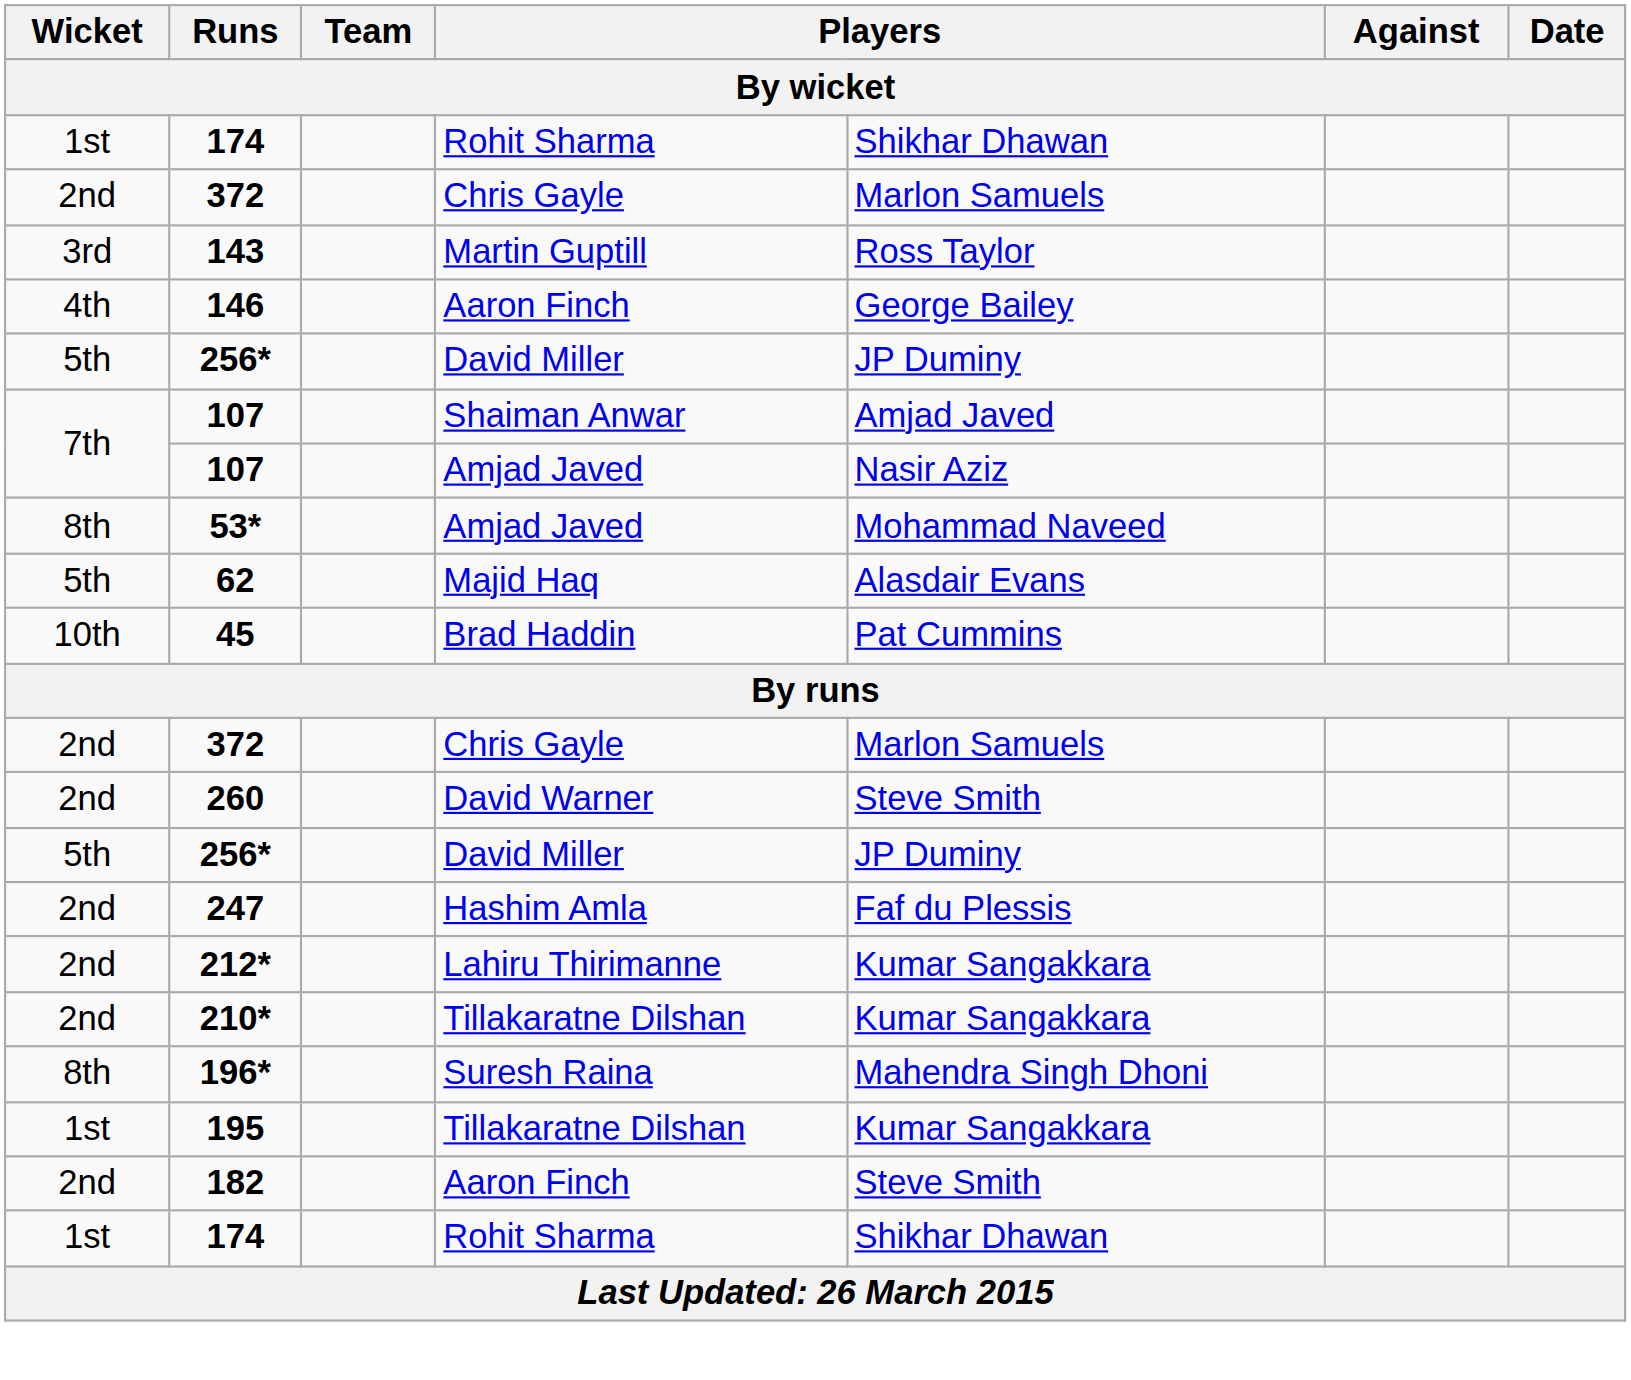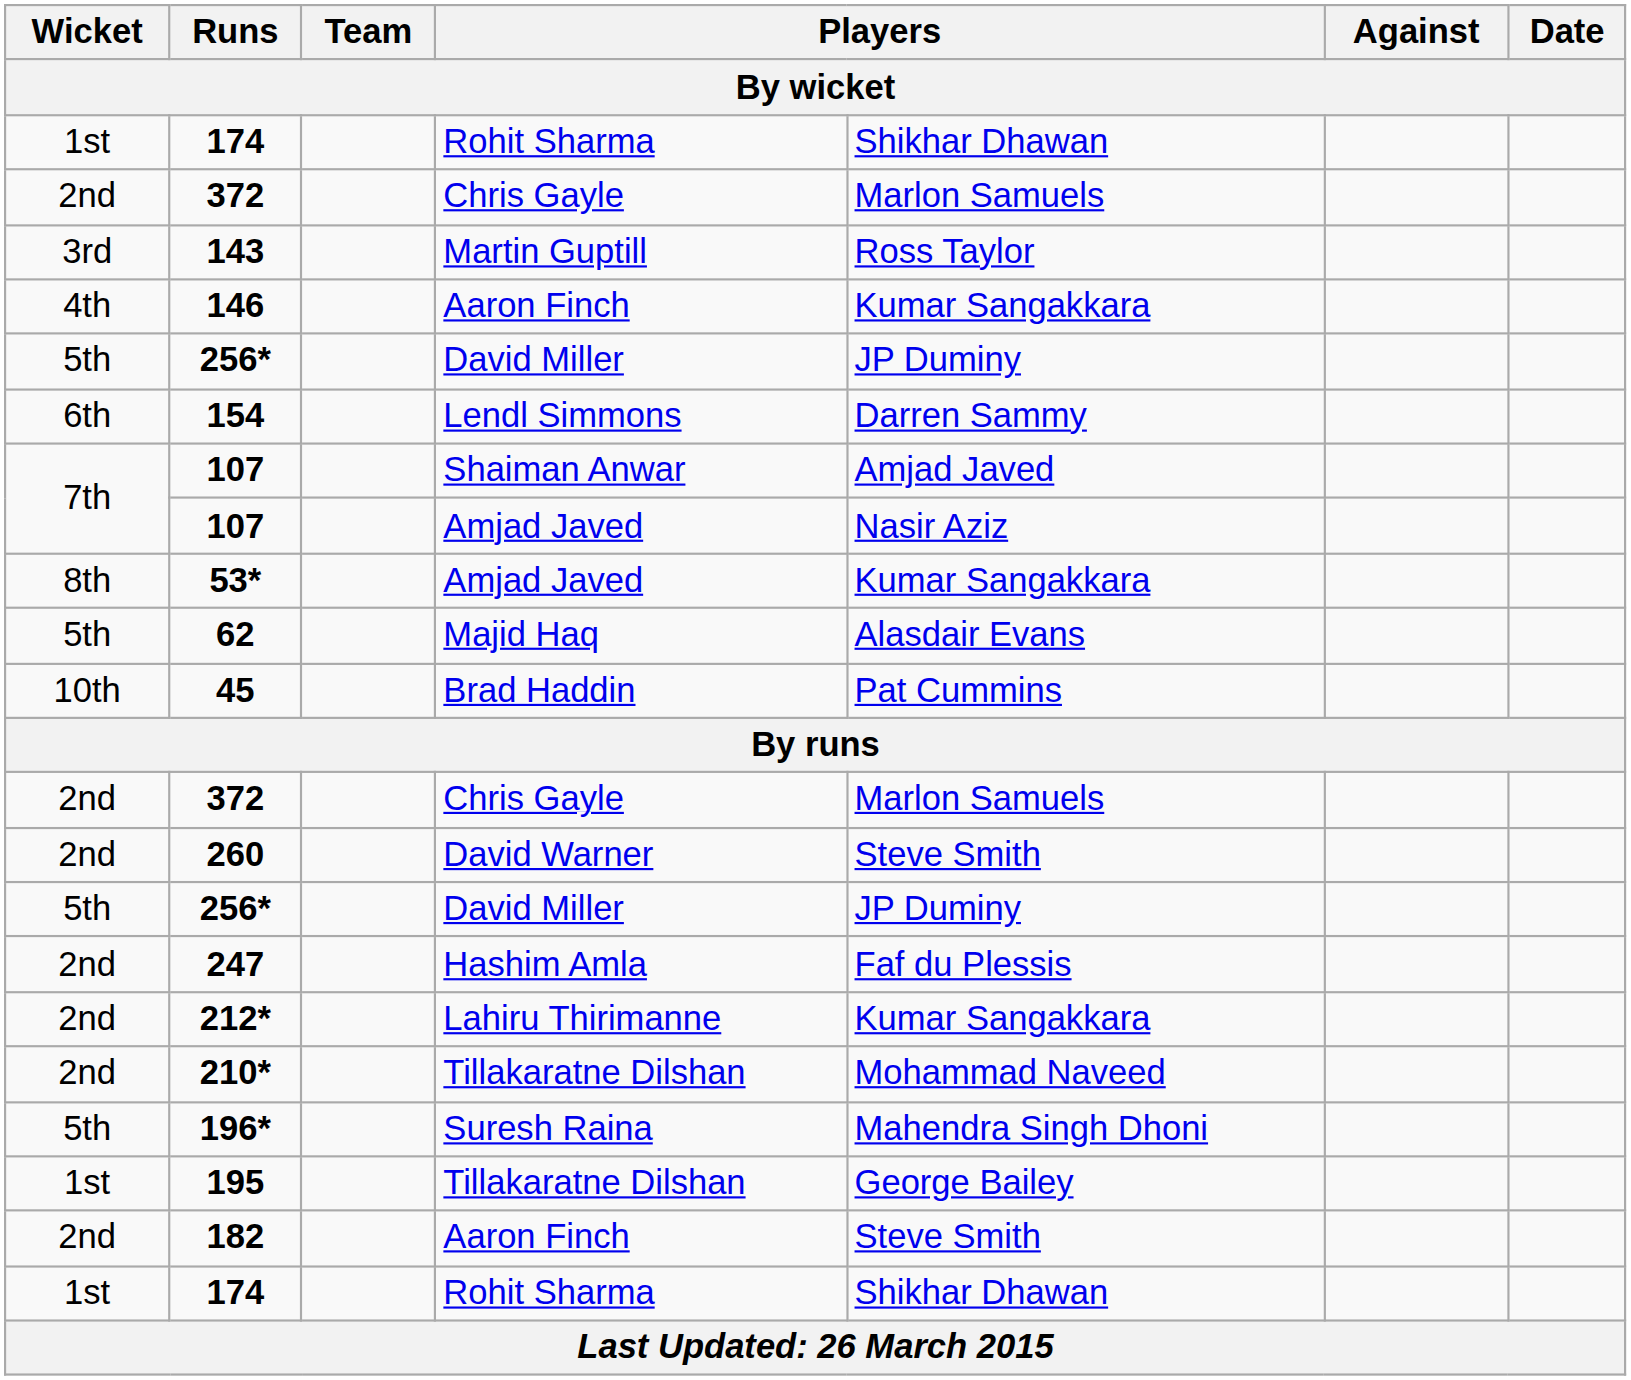(964, 305) George Bailey -> (1002, 305) Kumar Sangakkara
+ row: (235, 415)
(1010, 525) Mohammad Naveed -> (1002, 580) Kumar Sangakkara
(1002, 1018) Kumar Sangakkara -> (1010, 1073) Mohammad Naveed
(87, 1073) 8th -> (87, 1128) 5th
(1002, 1128) Kumar Sangakkara -> (964, 1182) George Bailey
